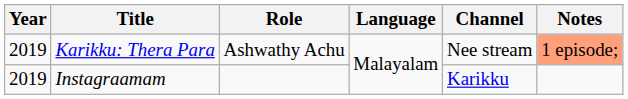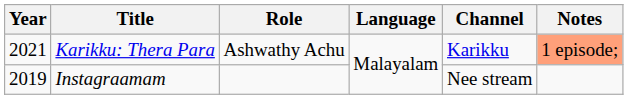(28, 49) 2019 -> (28, 49) 2021
(490, 49) Nee stream -> (478, 49) Karikku
(478, 79) Karikku -> (490, 79) Nee stream
